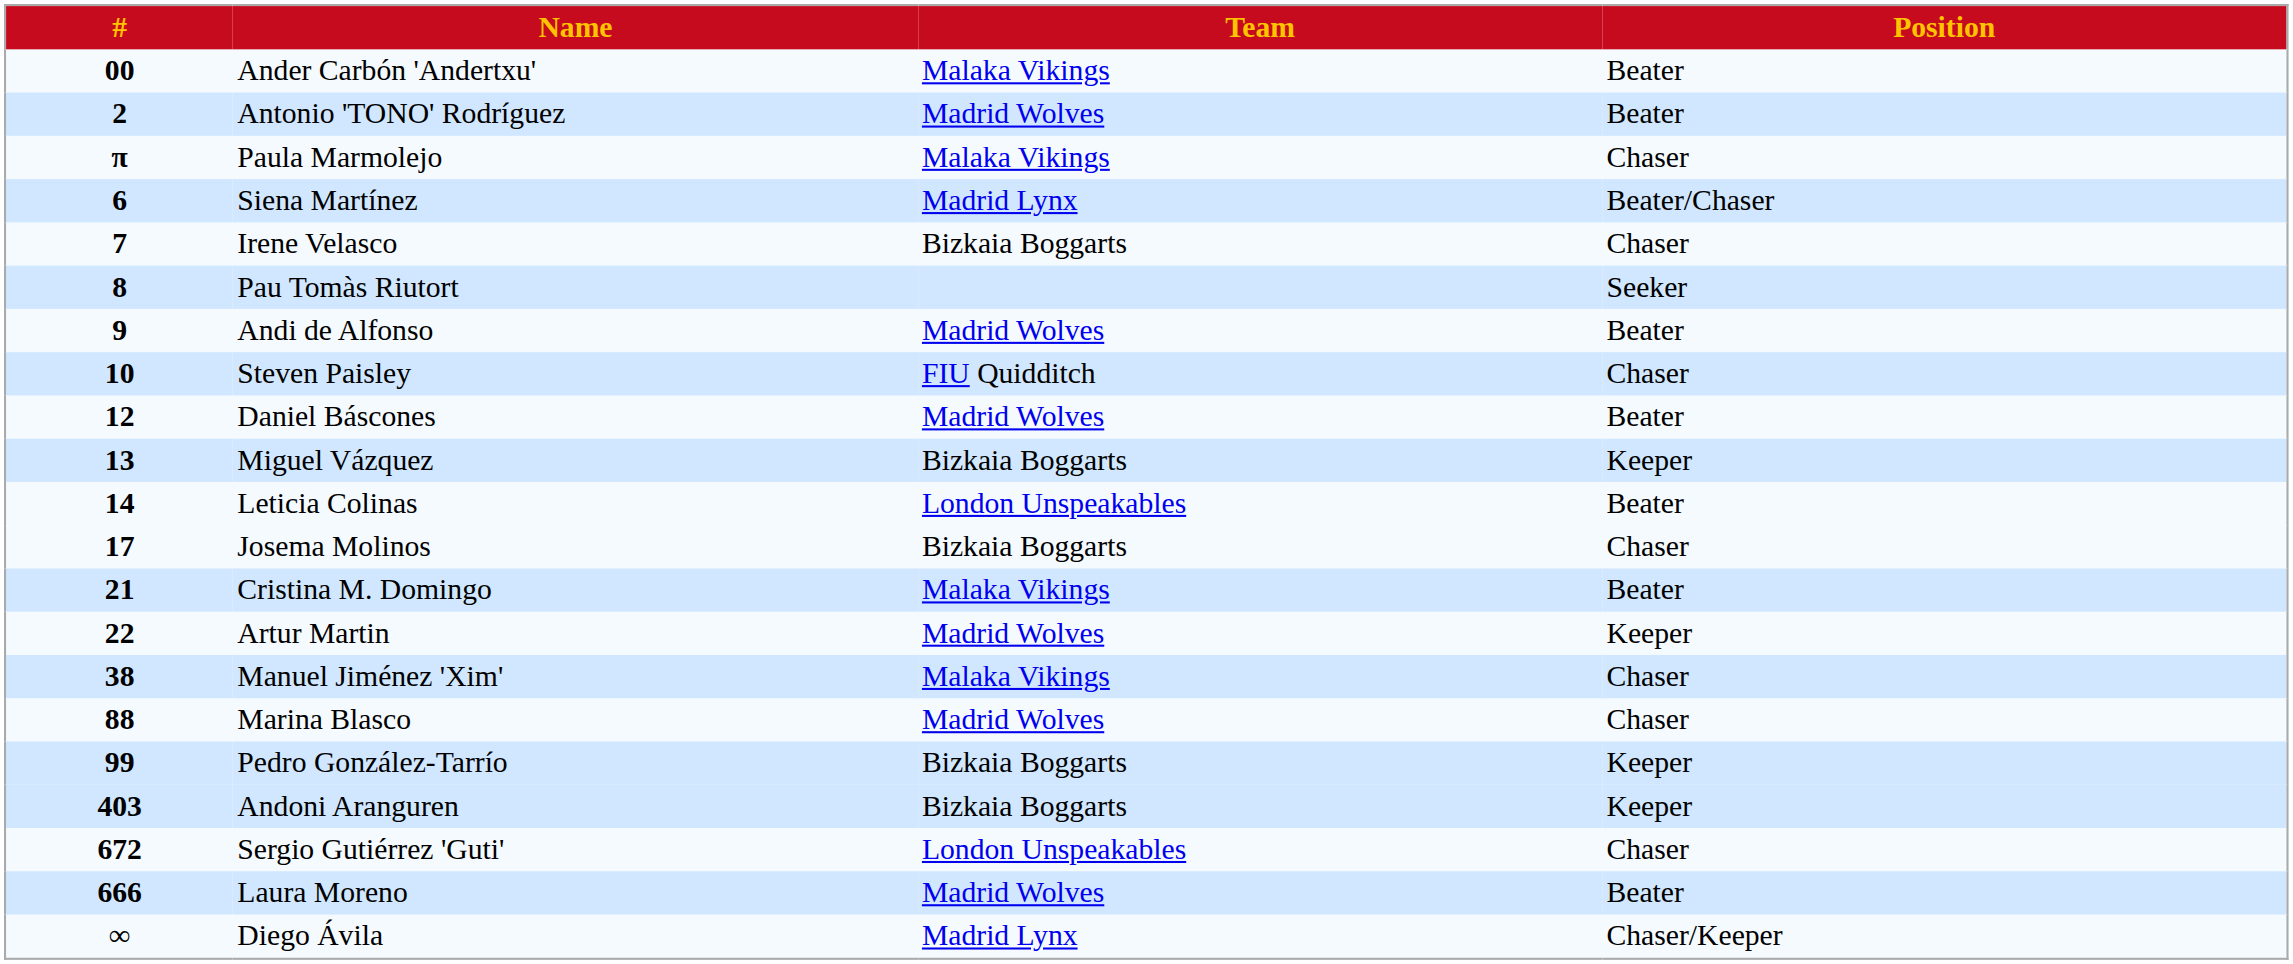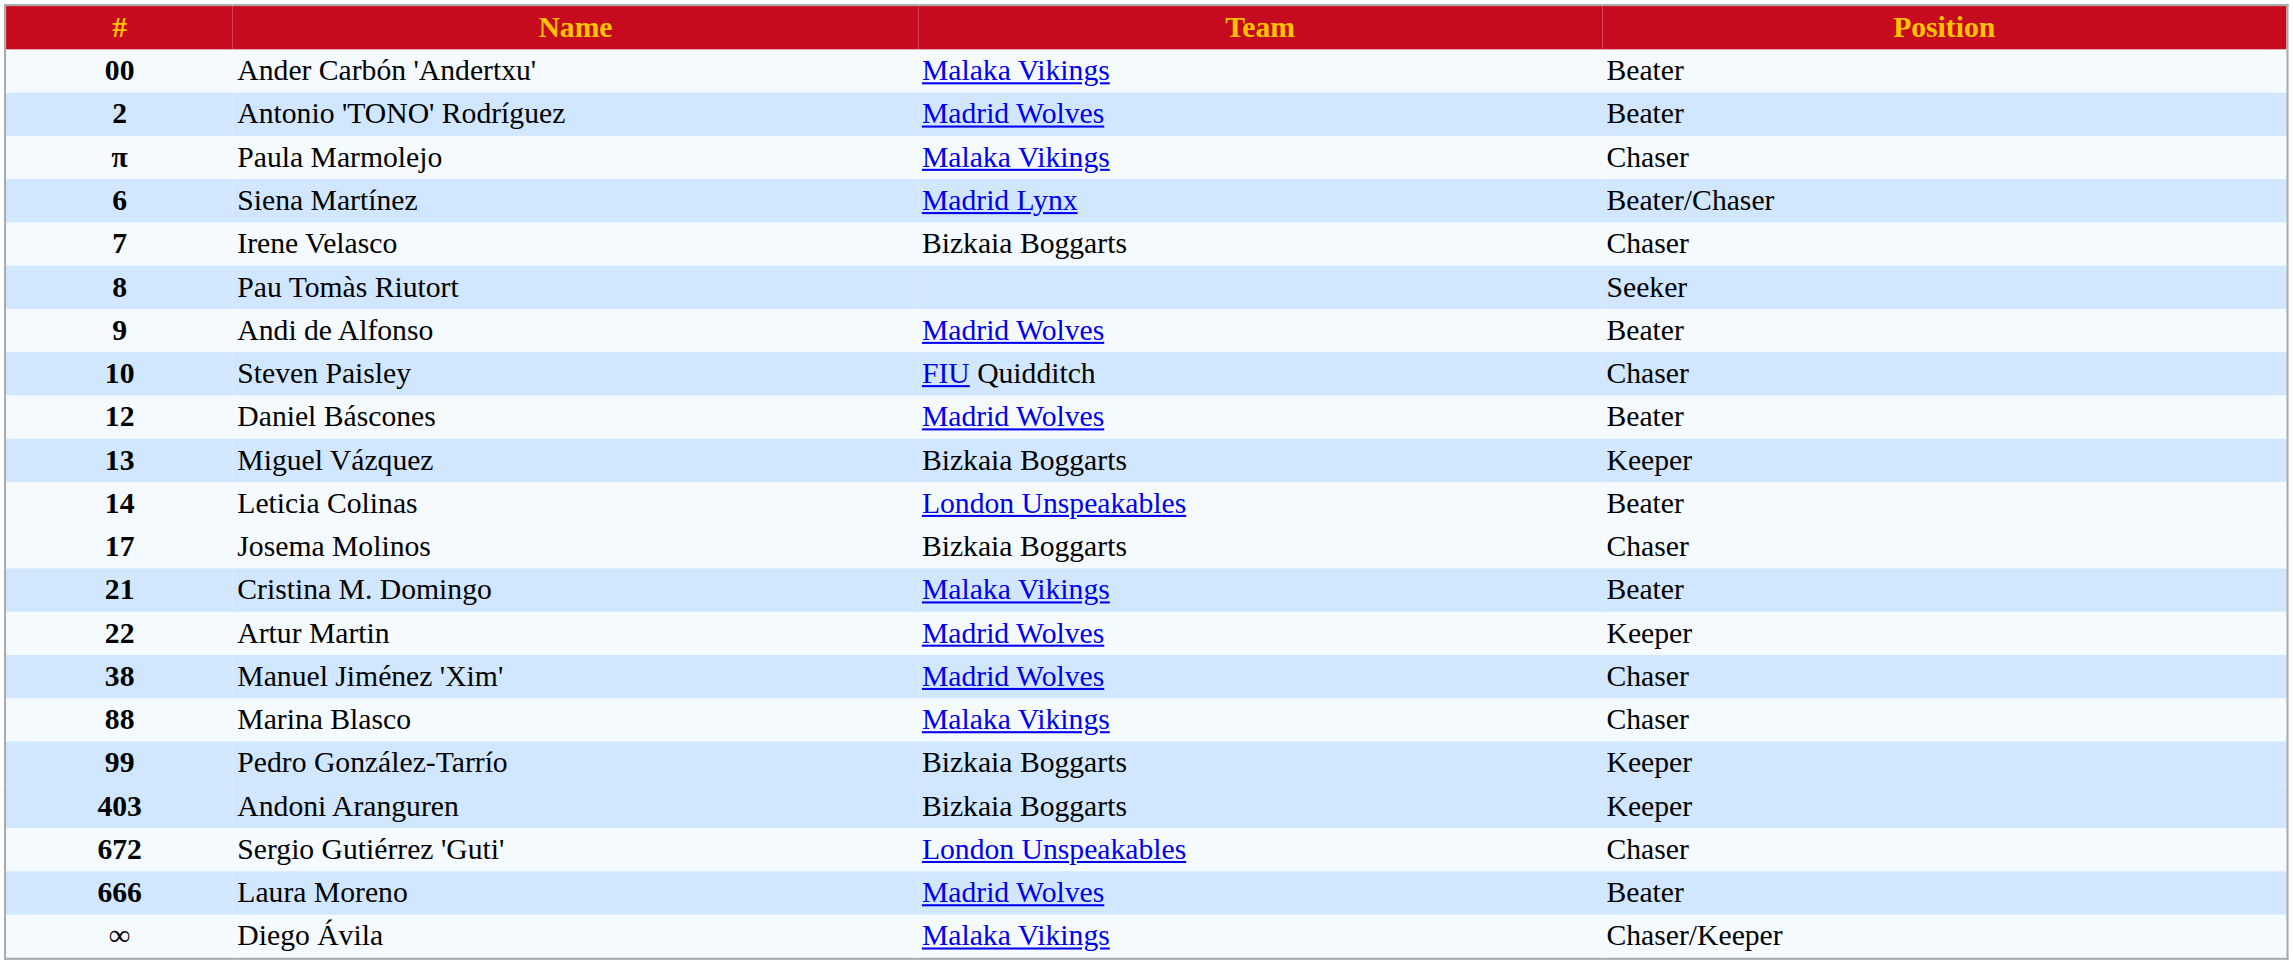(1016, 676) Malaka Vikings -> (1013, 676) Madrid Wolves
(1013, 719) Madrid Wolves -> (1016, 719) Malaka Vikings
(1000, 935) Madrid Lynx -> (1016, 935) Malaka Vikings
